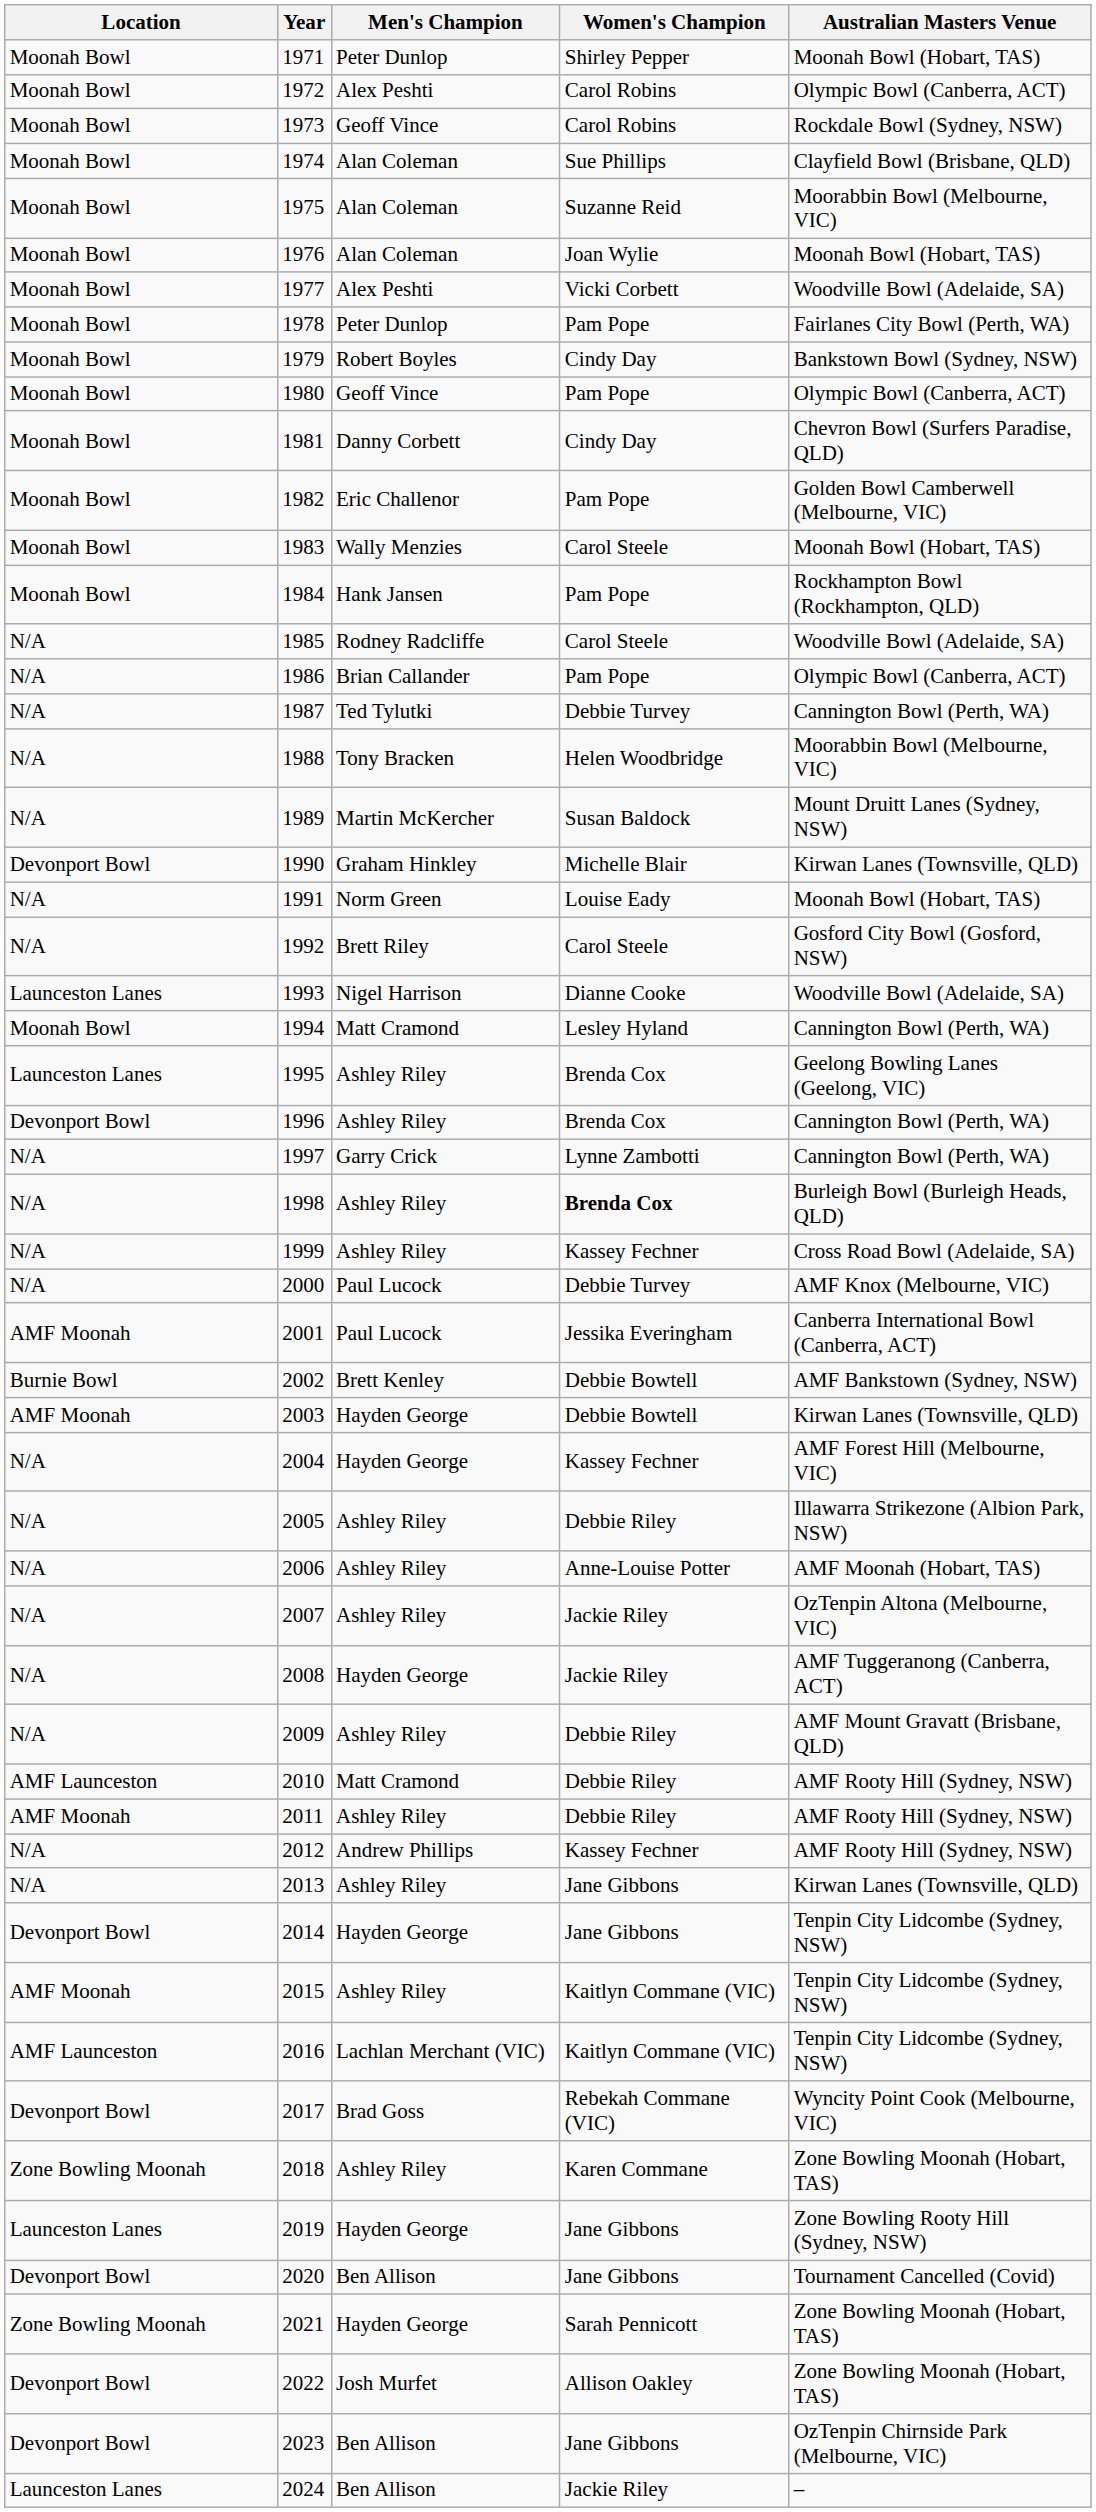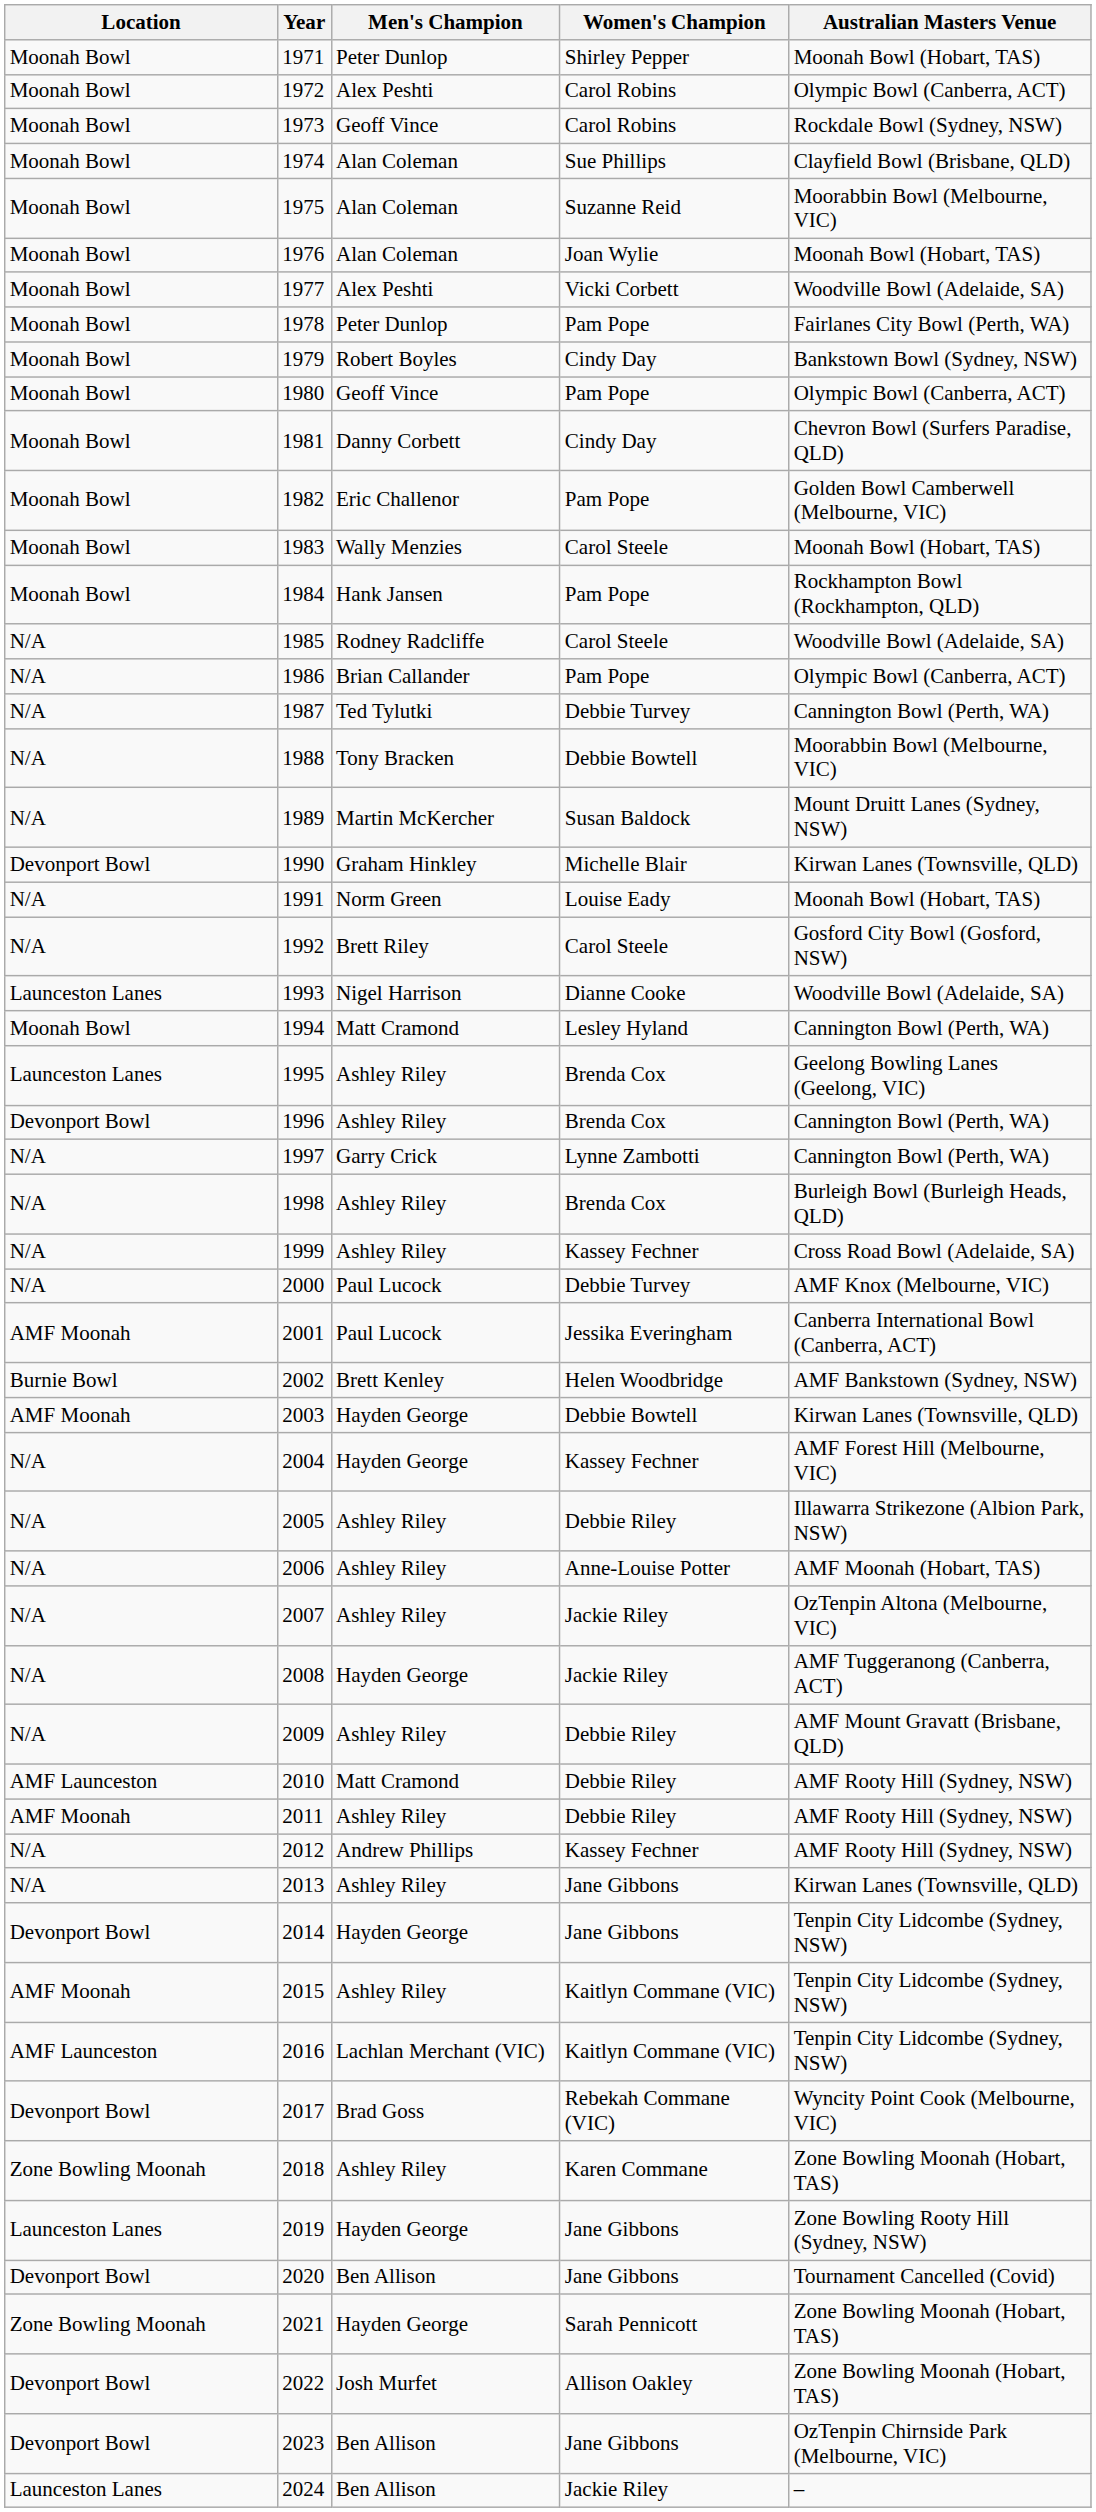(644, 758) Helen Woodbridge -> (631, 758) Debbie Bowtell
(619, 1204) bold -> (615, 1204) normal
(631, 1380) Debbie Bowtell -> (644, 1380) Helen Woodbridge
